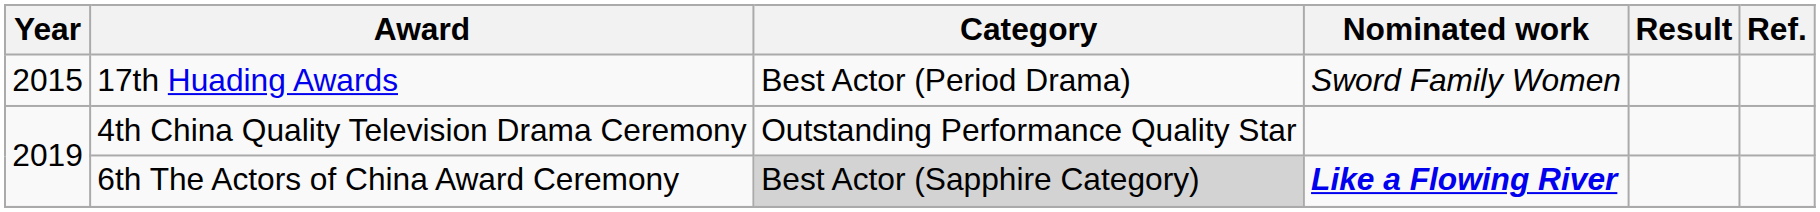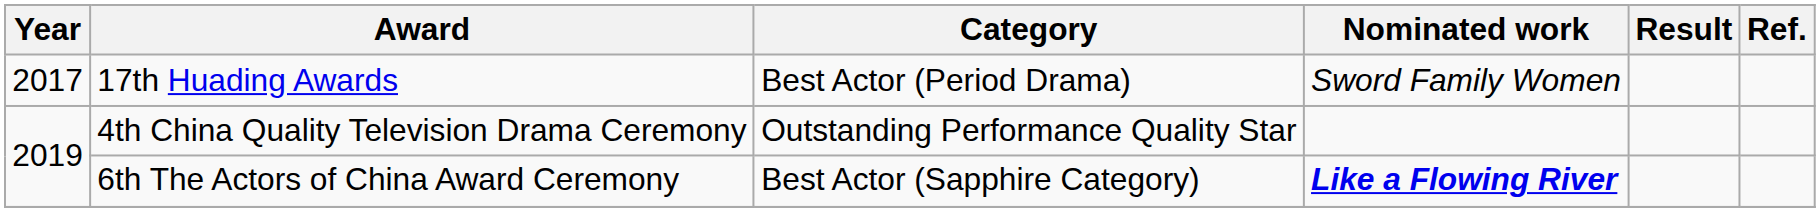(48, 79) 2015 -> (48, 79) 2017
(980, 180) lightgrey background -> (980, 180) no background
